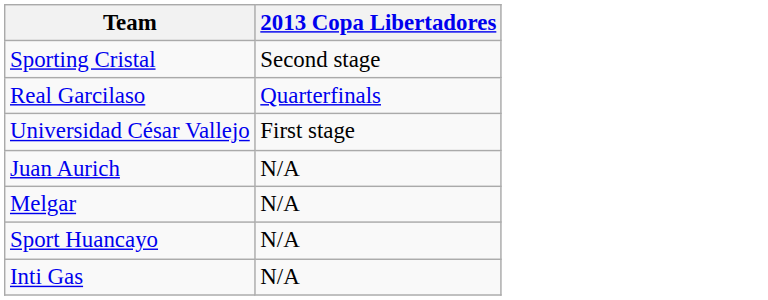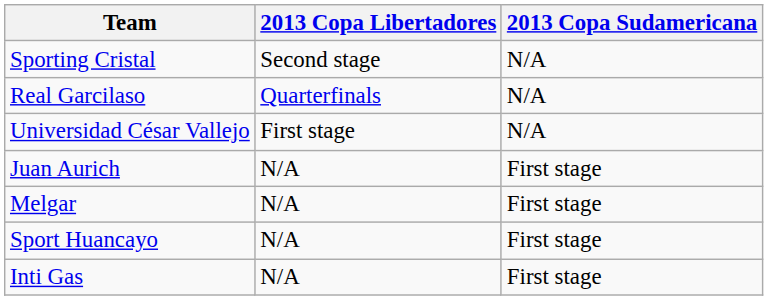+ column: (632, 22)
